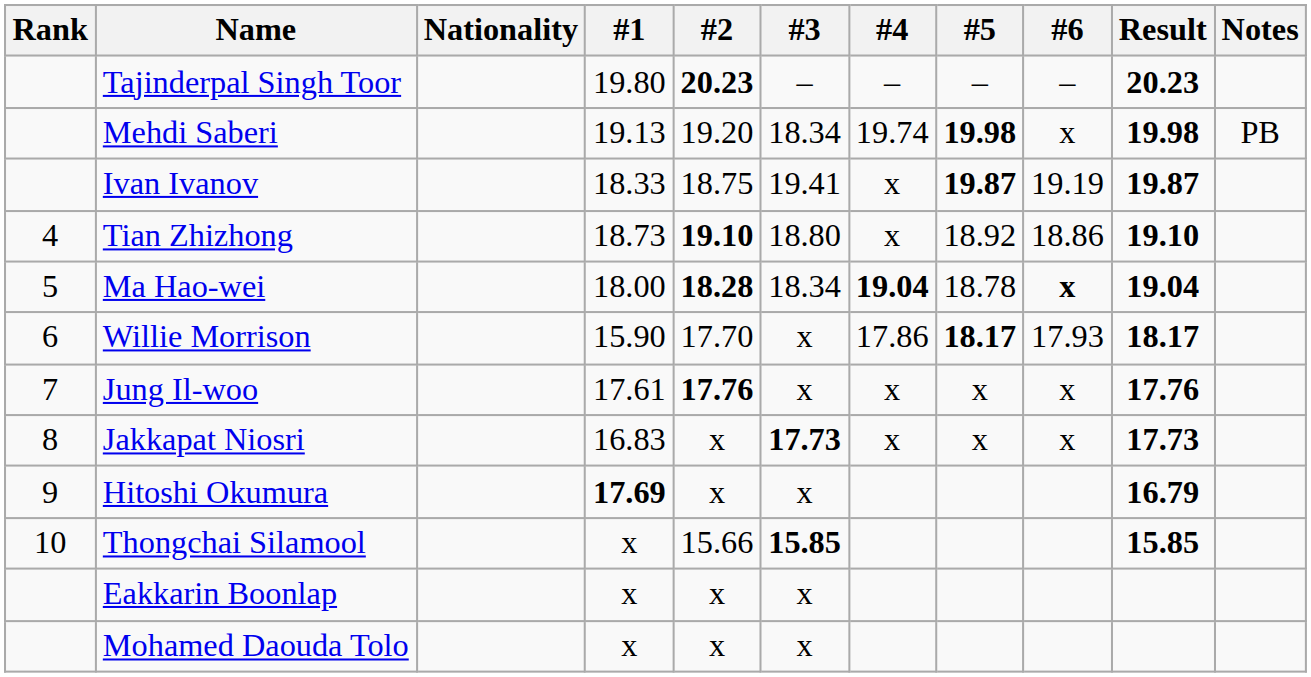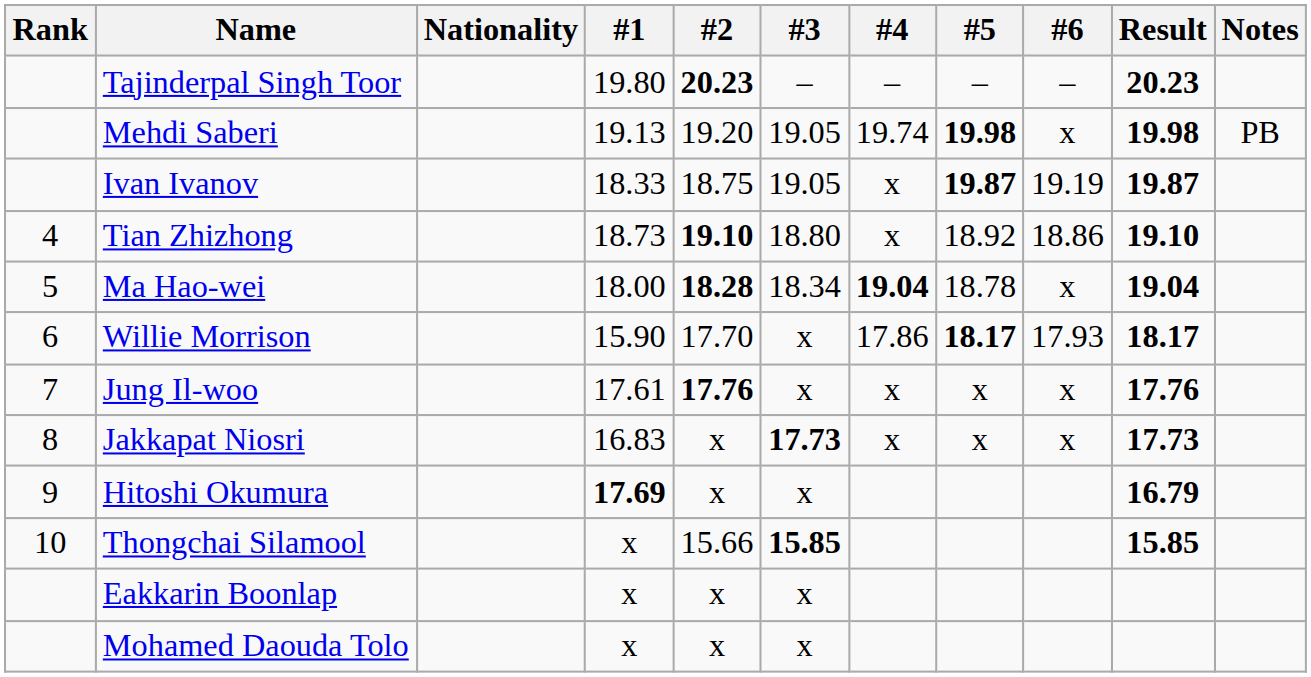(805, 132) 18.34 -> (805, 132) 19.05
(805, 183) 19.41 -> (805, 183) 19.05
(1067, 286) bold -> (1067, 286) normal
